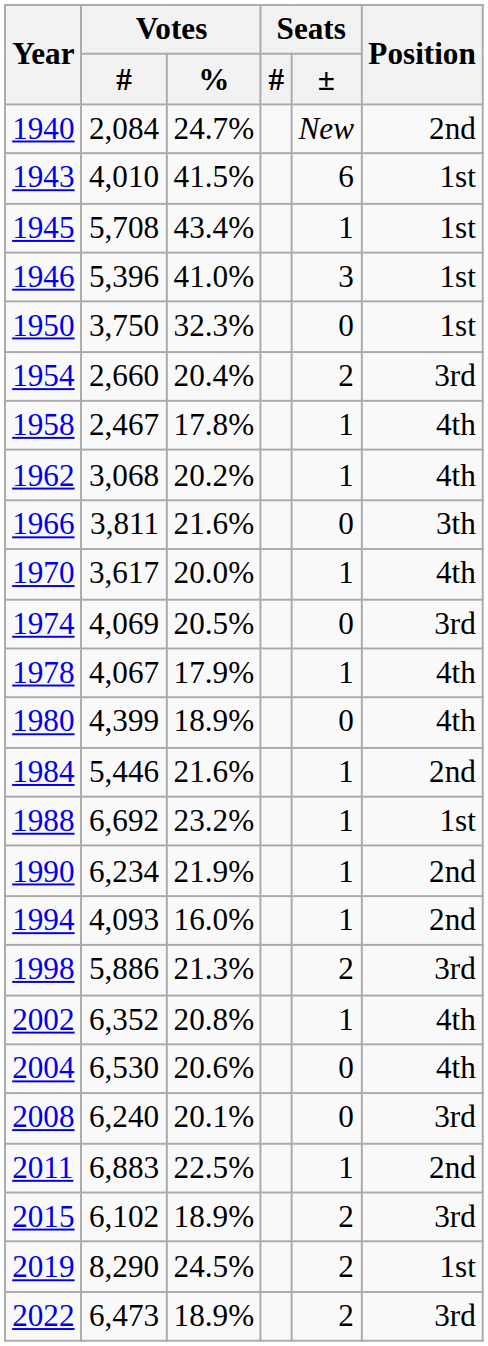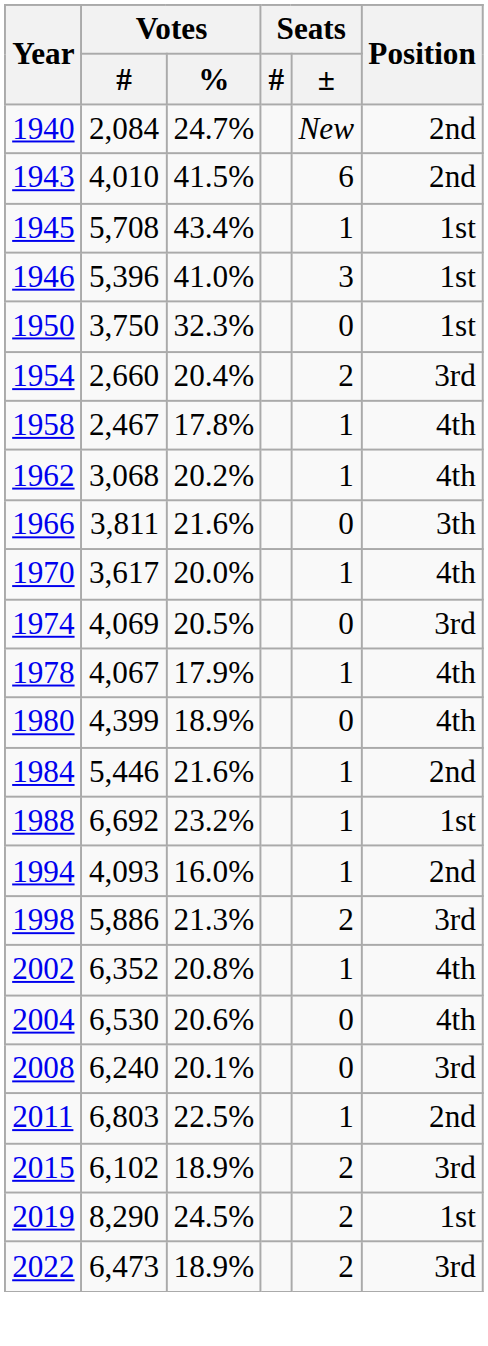(458, 177) 1st -> (452, 177) 2nd
- row: (43, 870)
(124, 1167) 6,883 -> (124, 1117) 6,803
